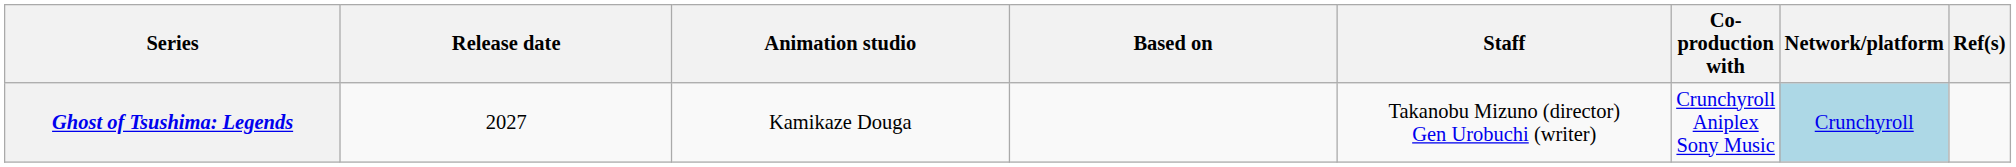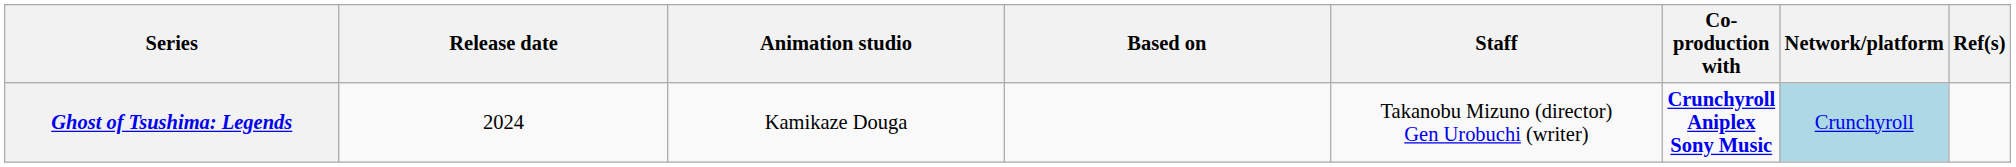(506, 122) 2027 -> (504, 122) 2024
(1726, 122) normal -> (1721, 122) bold
